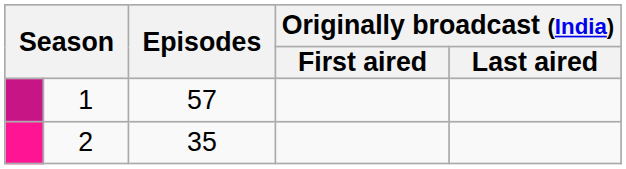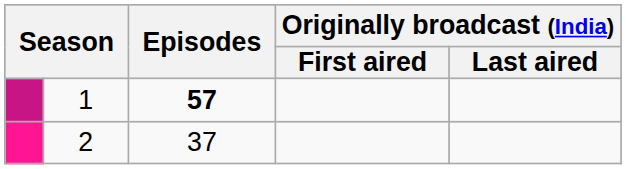(202, 99) normal -> (202, 99) bold
(202, 142) 35 -> (202, 142) 37
